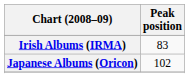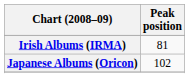(162, 44) 83 -> (162, 44) 81
